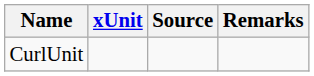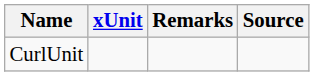columns swapped: (183, 20) <-> (263, 20)
